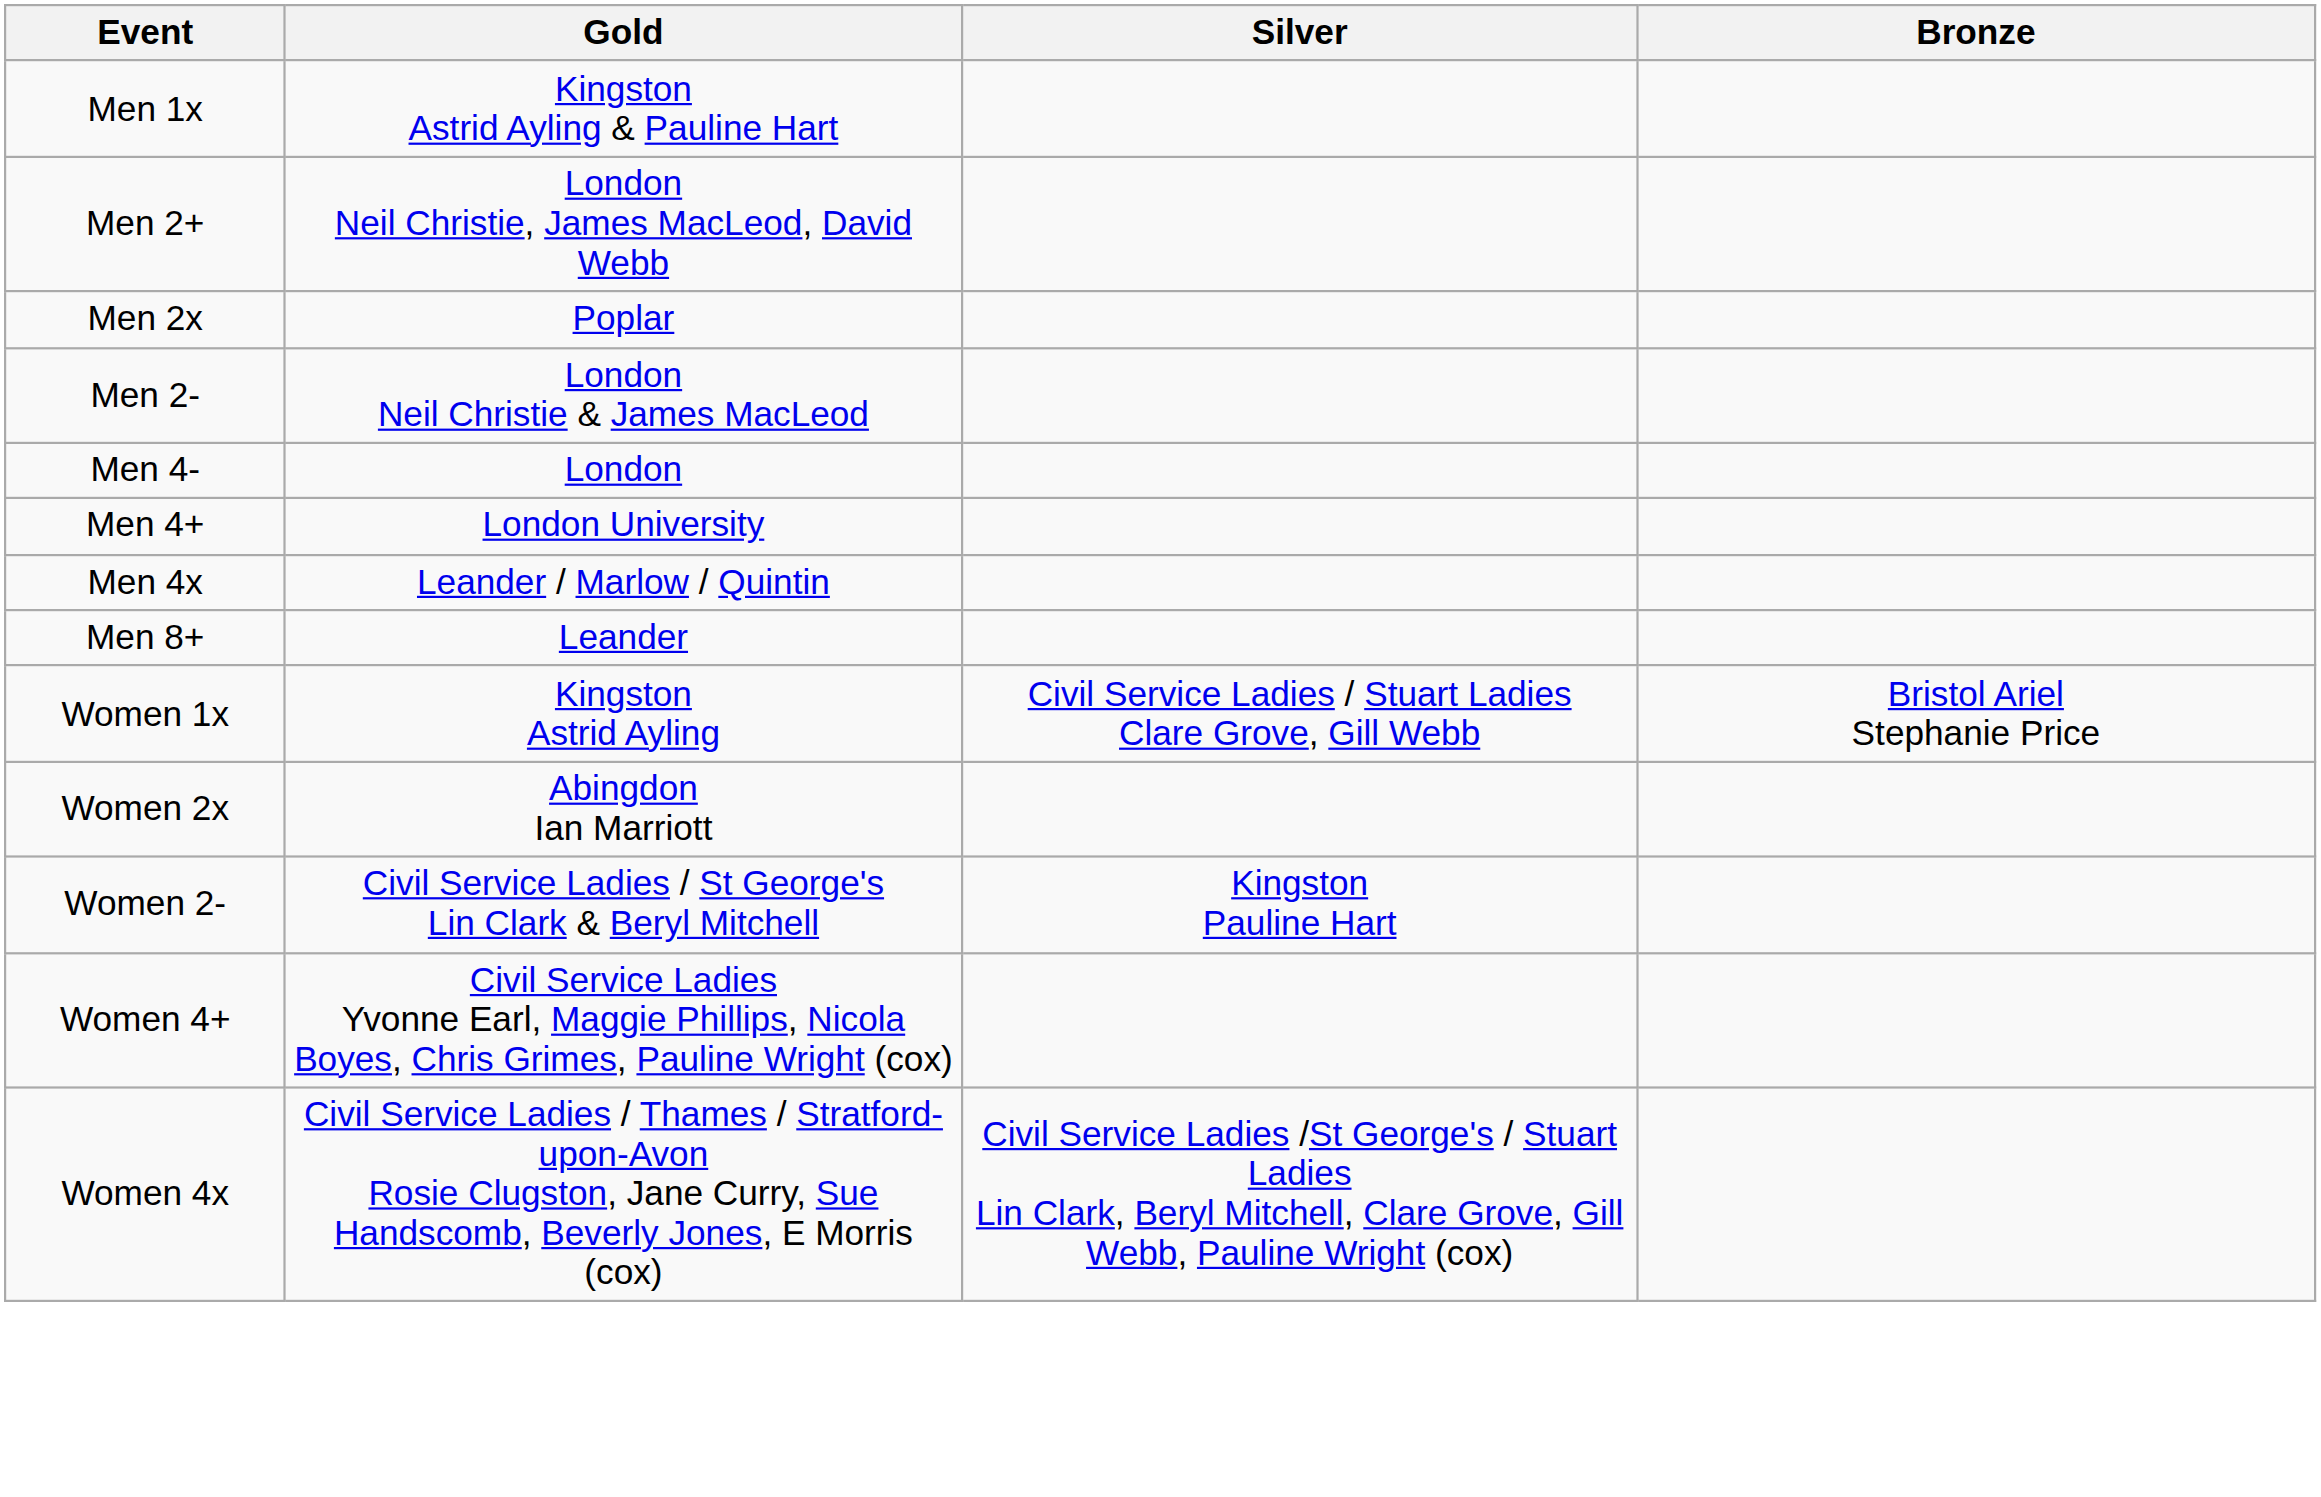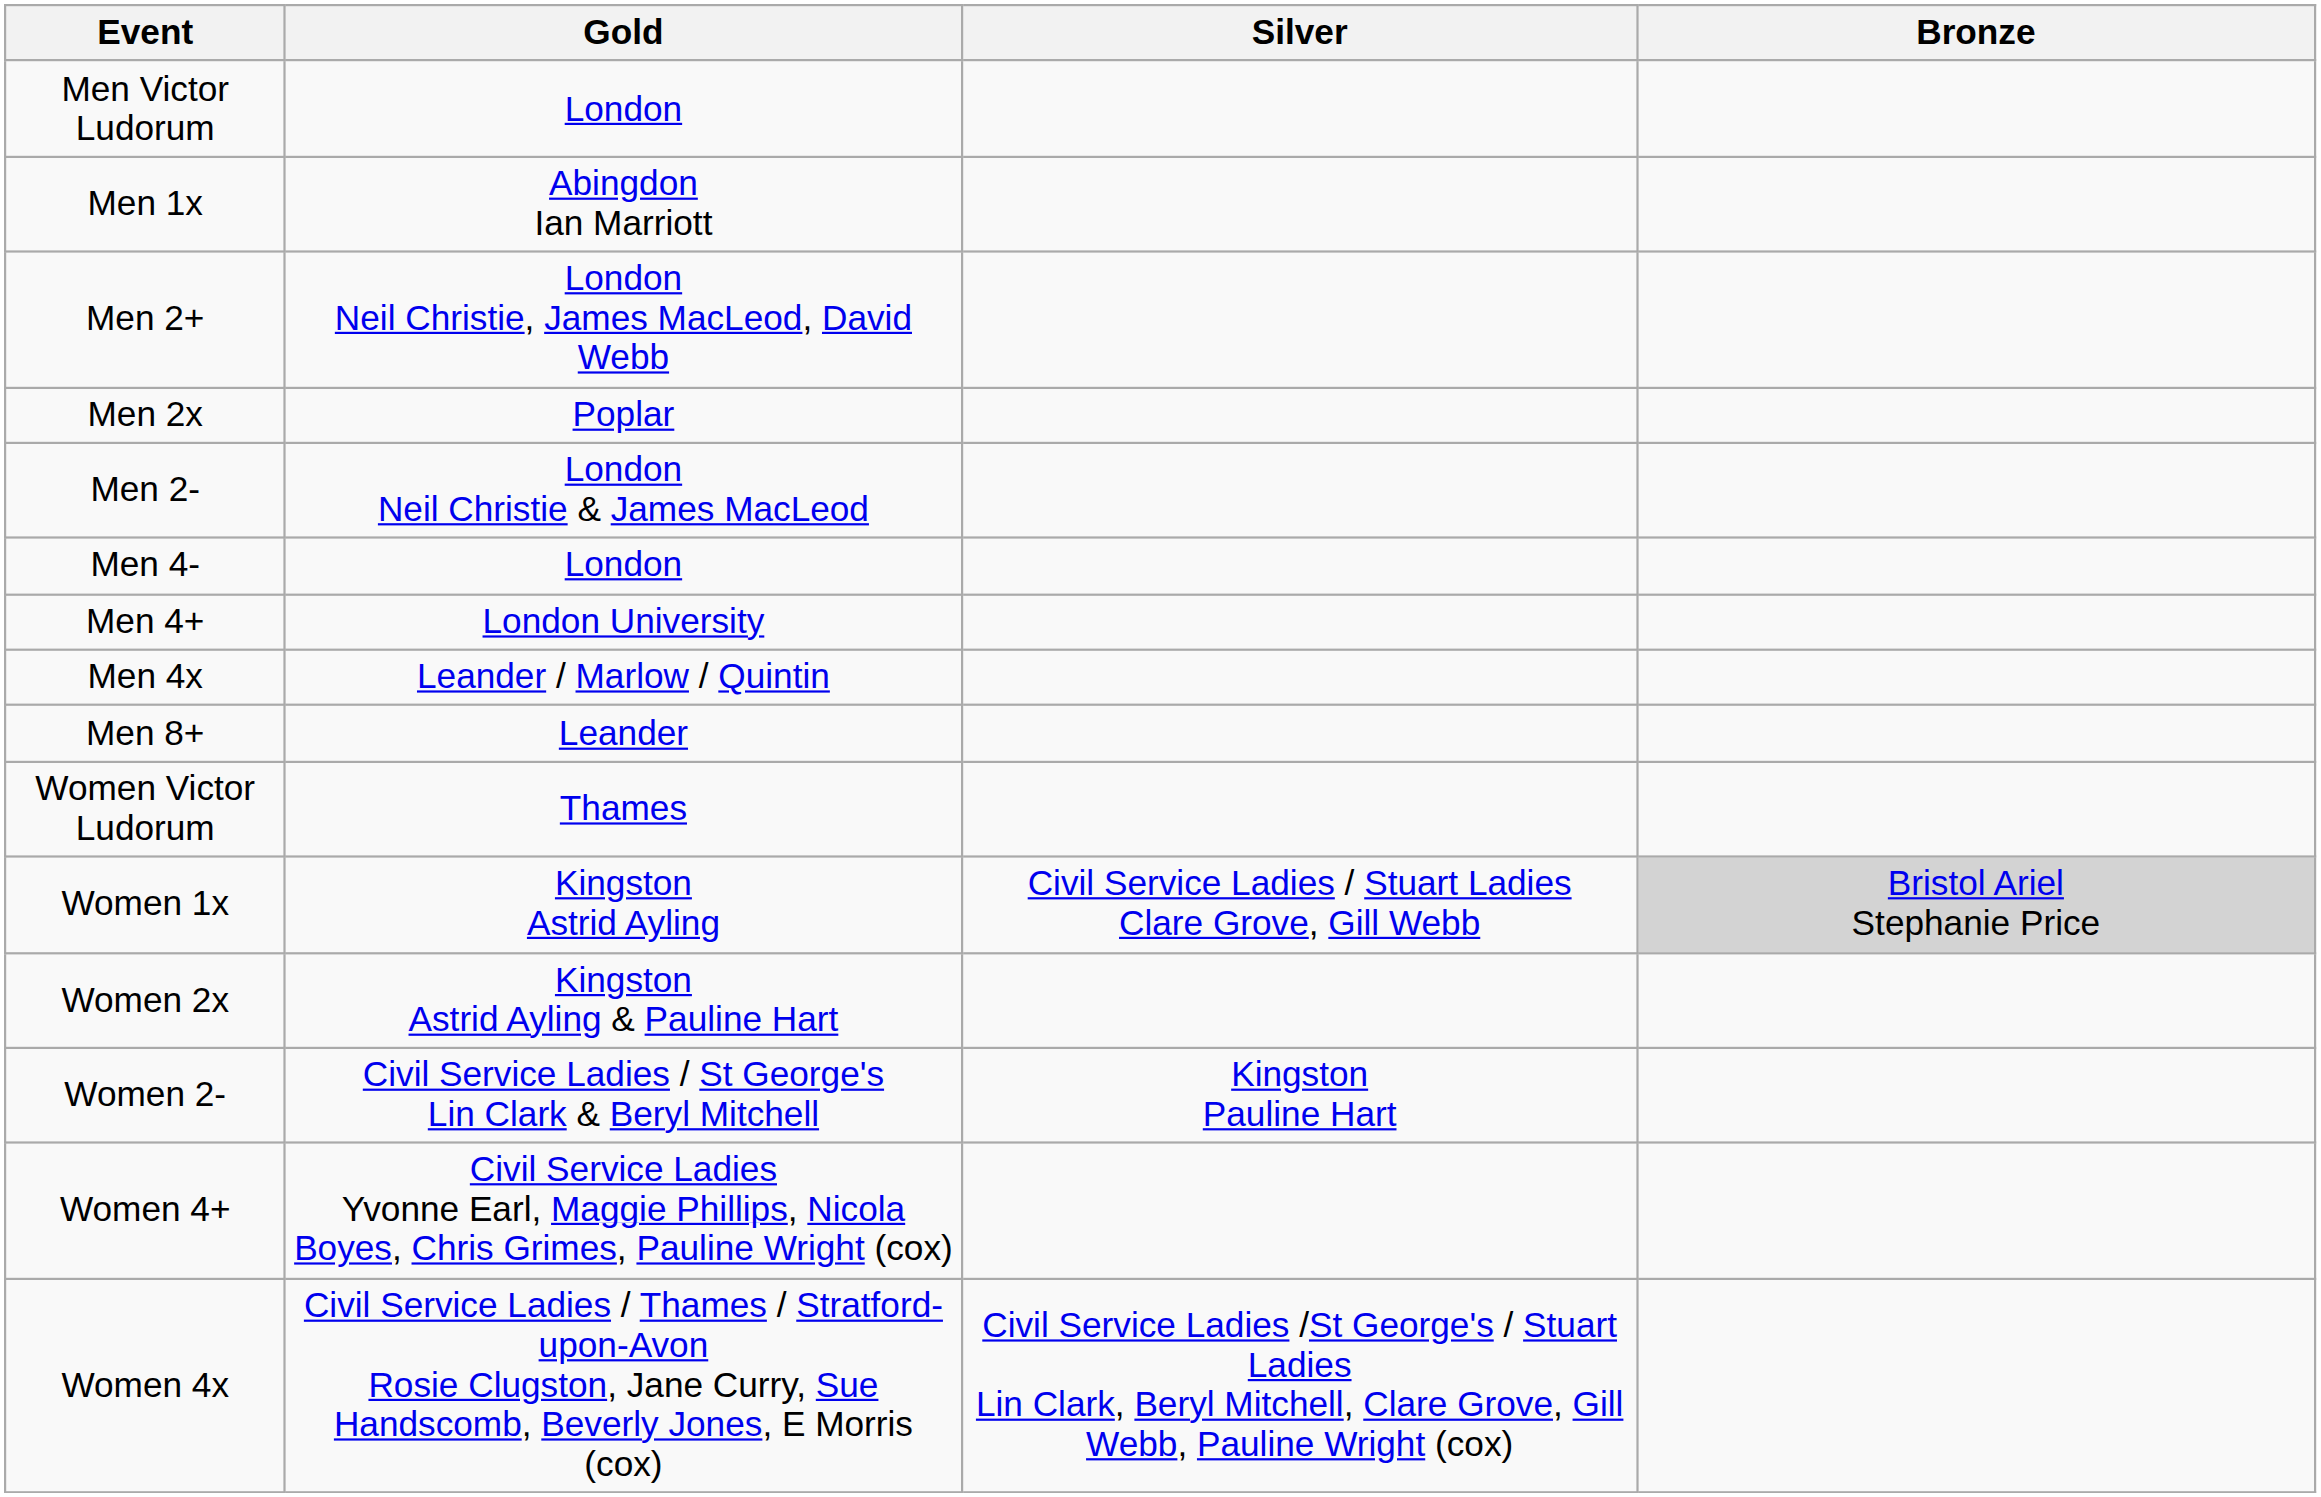+ row: (145, 108)
(623, 108) Kingston Astrid Ayling & Pauline Hart -> (623, 203) Abingdon Ian Marriott
+ row: (145, 808)
(1976, 713) no background -> (1976, 903) lightgrey background
(623, 808) Abingdon Ian Marriott -> (623, 999) Kingston Astrid Ayling & Pauline Hart
